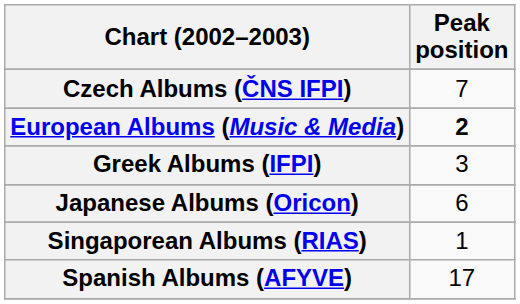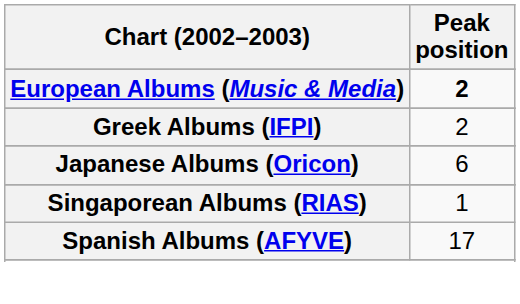- row: (207, 88)
(462, 164) 3 -> (462, 126) 2
